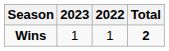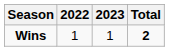columns swapped: (110, 14) <-> (75, 14)
